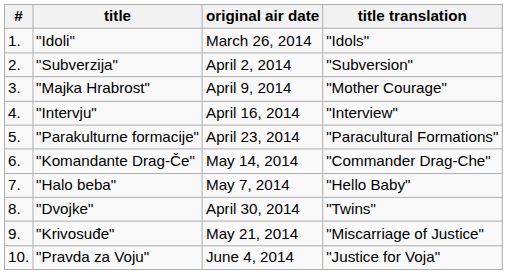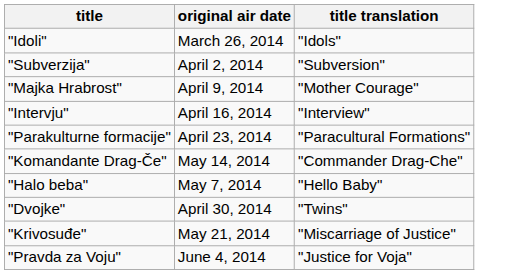- column: (19, 16)
